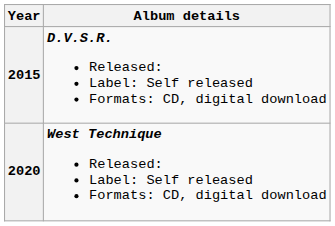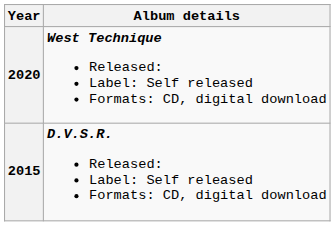rows swapped: (24, 75) <-> (24, 172)
